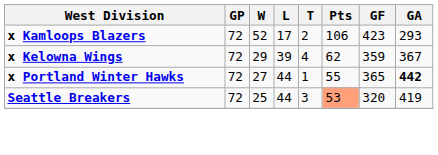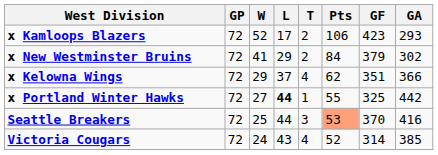+ row: (100, 56)
(284, 56) 39 -> (284, 77) 37
(374, 56) 359 -> (374, 77) 351
(410, 56) 367 -> (410, 77) 366
(284, 77) normal -> (284, 98) bold
(374, 77) 365 -> (374, 98) 325
(410, 77) bold -> (410, 98) normal
(374, 98) 320 -> (374, 119) 370
(410, 98) 419 -> (410, 119) 416
+ row: (69, 139)
